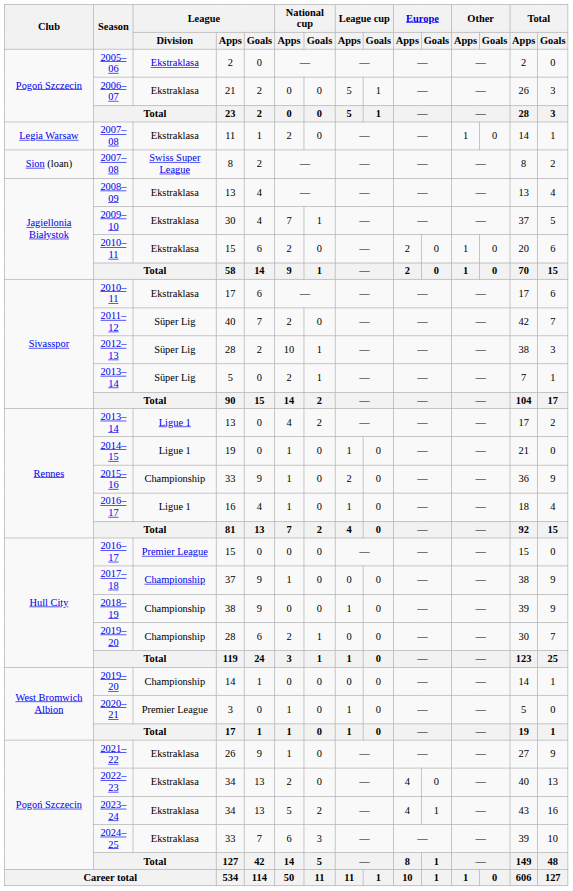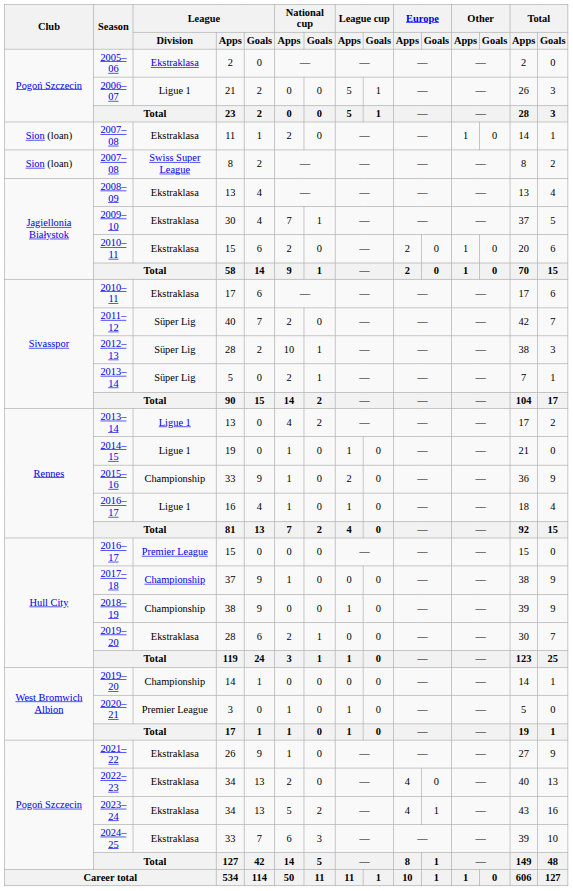(175, 91) Ekstraklasa -> (175, 91) Ligue 1
(49, 136) Legia Warsaw -> (49, 136) Sion (loan)
(175, 636) Championship -> (175, 636) Ekstraklasa
